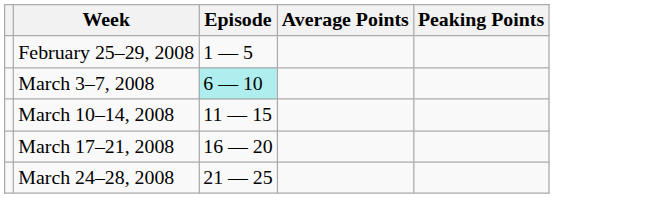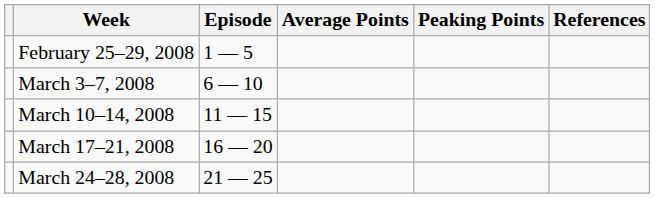+ column: (599, 20)
(233, 83) paleturquoise background -> (233, 83) no background
